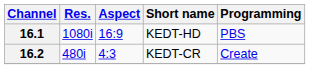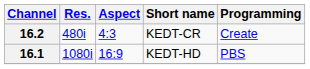rows swapped: (32, 34) <-> (32, 53)
